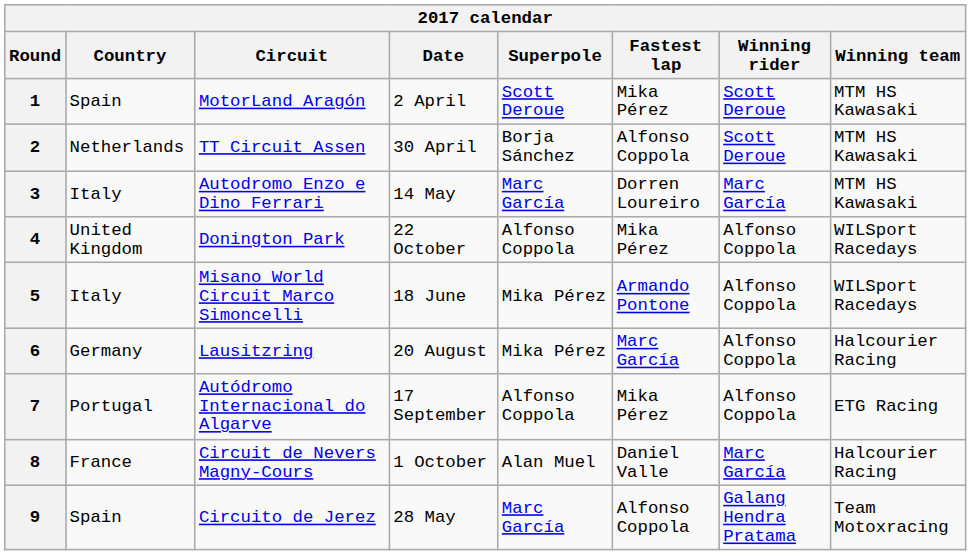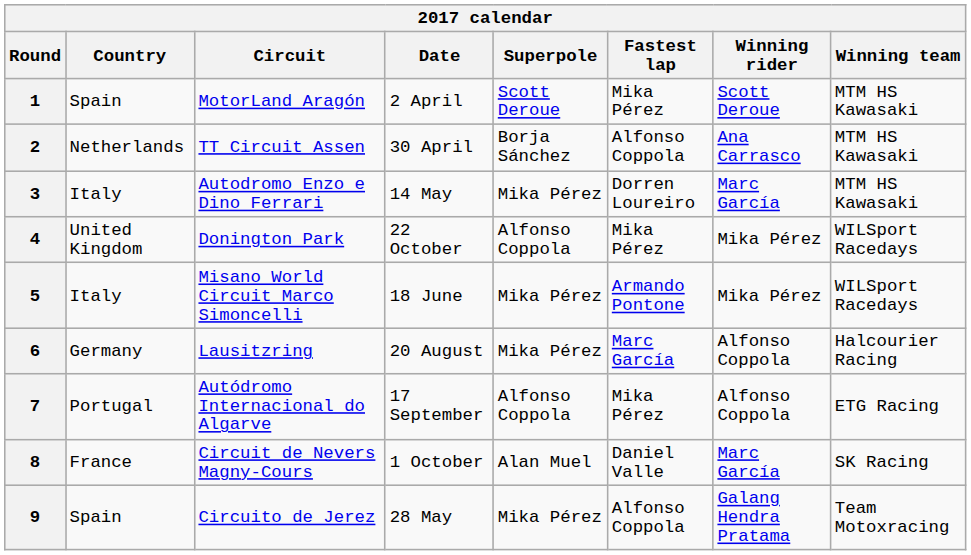(754, 148) Scott Deroue -> (759, 148) Ana Carrasco
(533, 194) Marc García -> (550, 194) Mika Pérez
(760, 240) Alfonso Coppola -> (769, 240) Mika Pérez
(760, 296) Alfonso Coppola -> (769, 296) Mika Pérez
(886, 462) Halcourier Racing -> (882, 462) SK Racing
(533, 518) Marc García -> (550, 518) Mika Pérez
